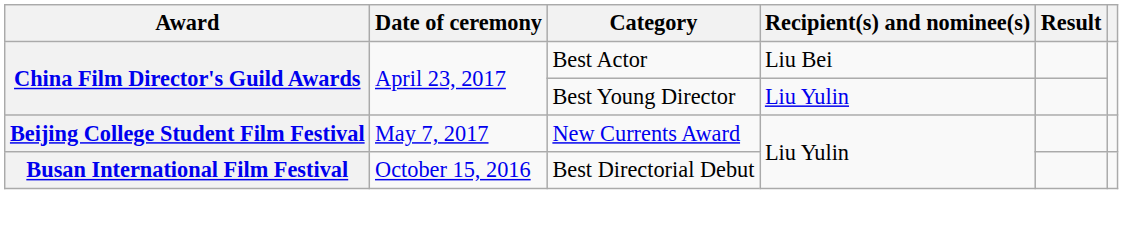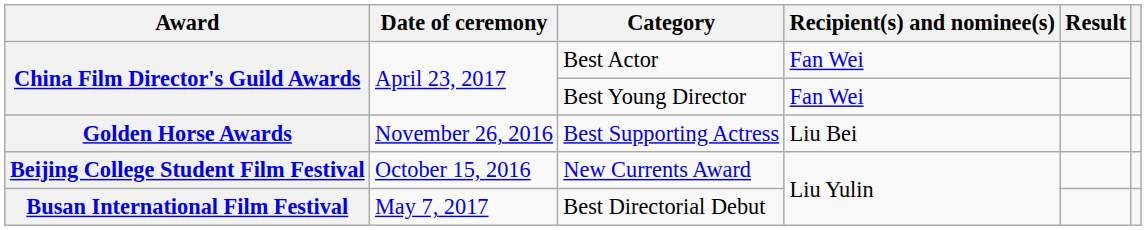(799, 59) Liu Bei -> (827, 59) Fan Wei
(807, 96) Liu Yulin -> (827, 96) Fan Wei
+ row: (671, 133)
(432, 133) May 7, 2017 -> (453, 170) October 15, 2016
(453, 170) October 15, 2016 -> (432, 207) May 7, 2017
